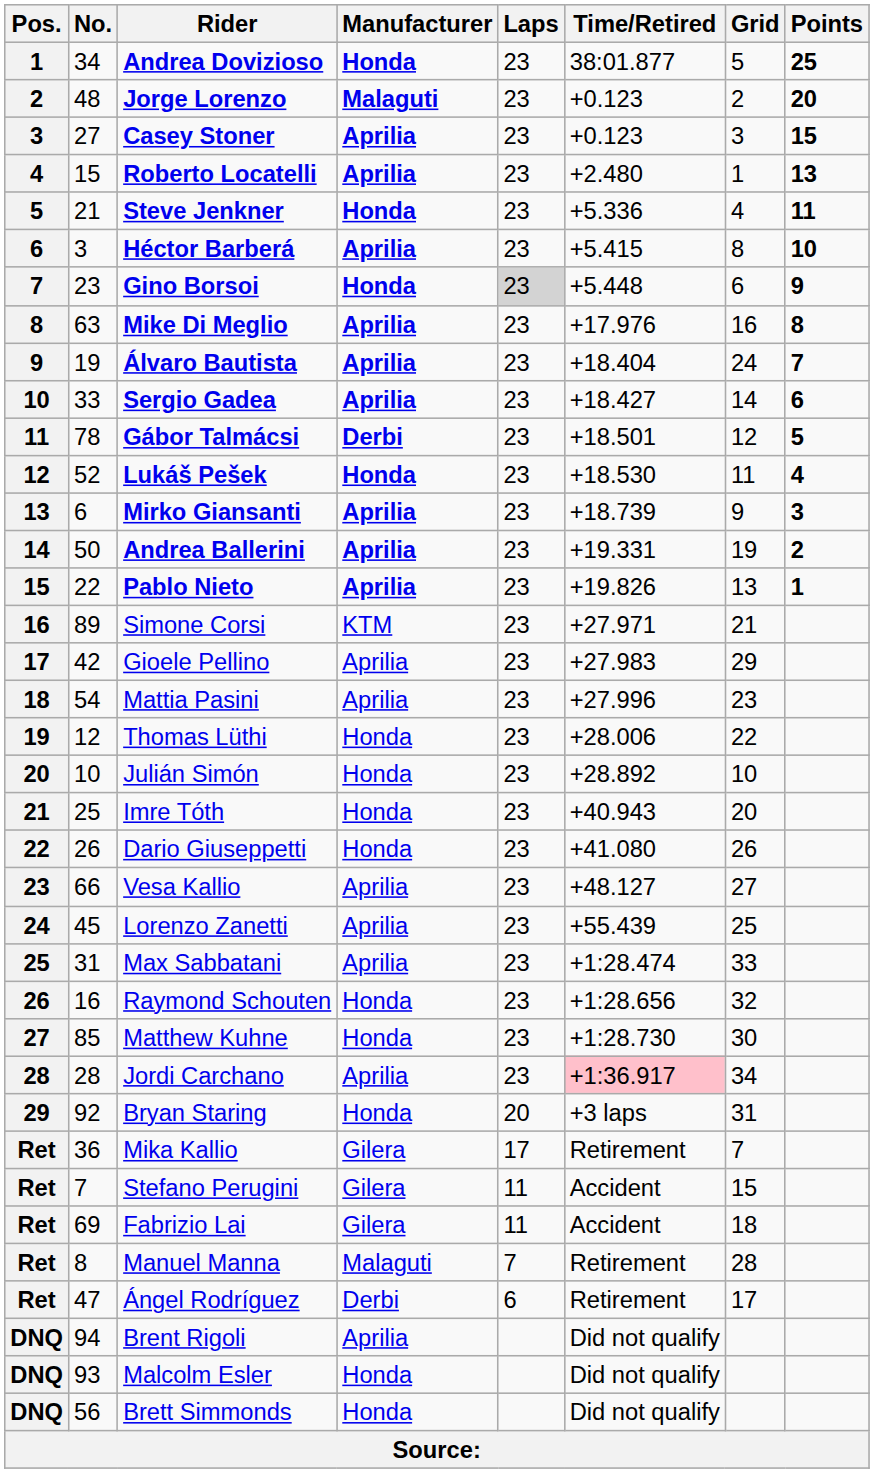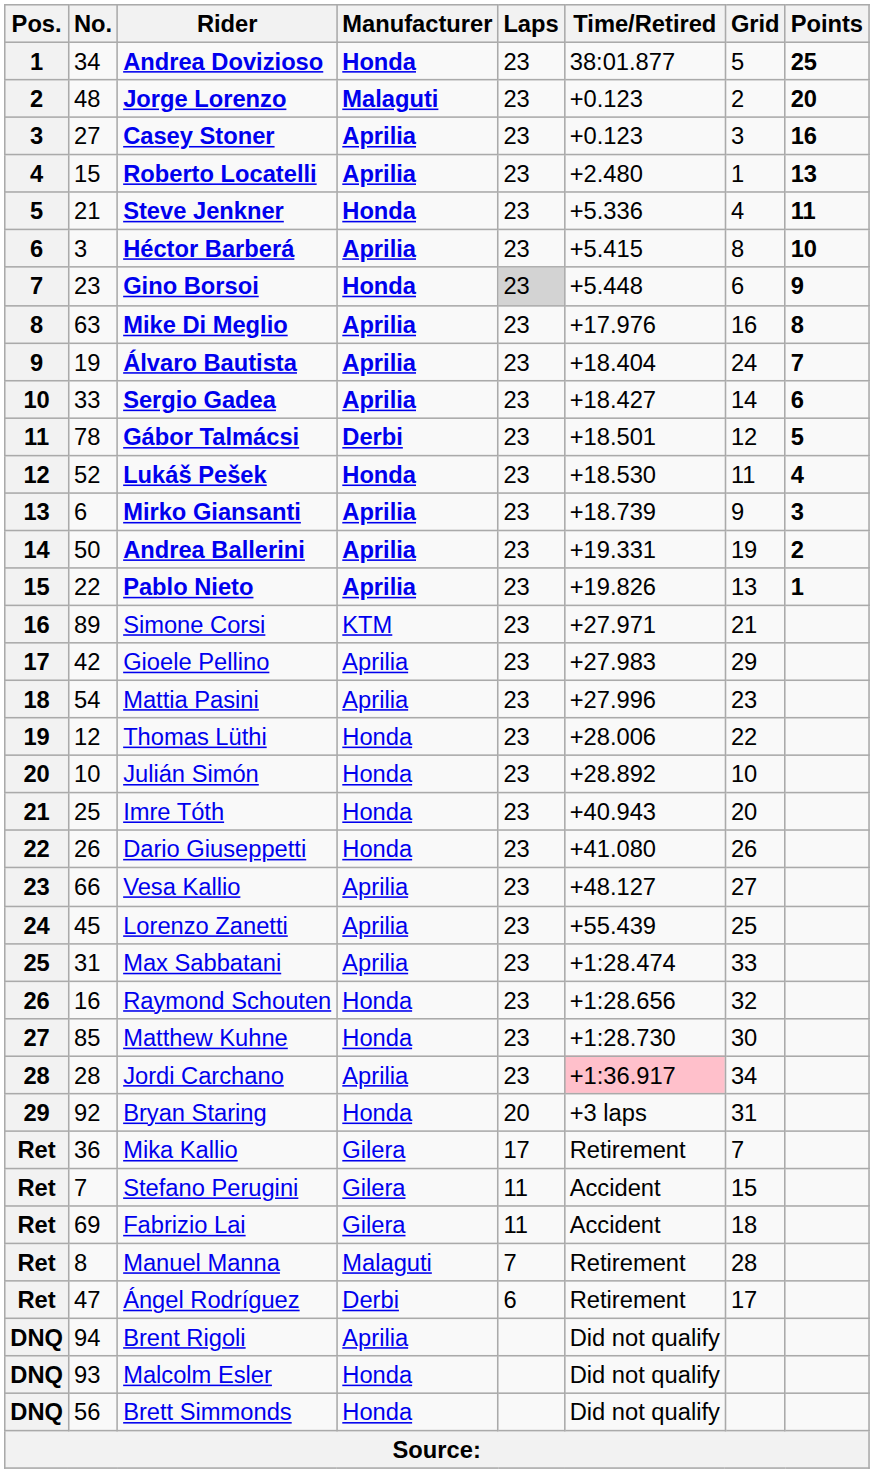(804, 136) 15 -> (804, 136) 16
